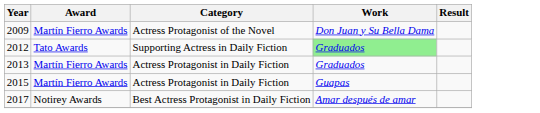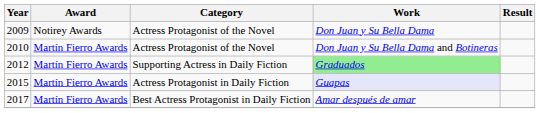(81, 30) Martín Fierro Awards -> (68, 30) Notirey Awards
+ row: (18, 47)
(61, 47) Tato Awards -> (81, 64) Martín Fierro Awards
- row: (18, 64)
(332, 82) no background -> (332, 82) lavender background
(68, 99) Notirey Awards -> (81, 99) Martín Fierro Awards
